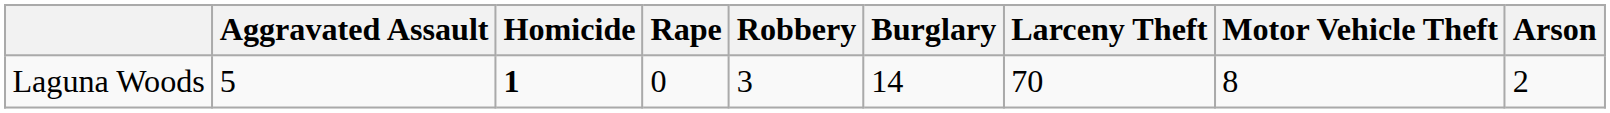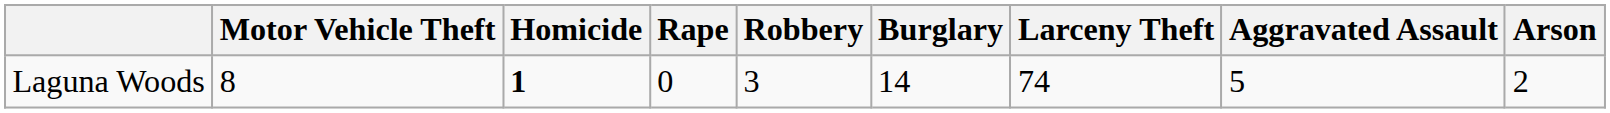columns swapped: (354, 30) <-> (1360, 30)
(1027, 81) 70 -> (1034, 81) 74
